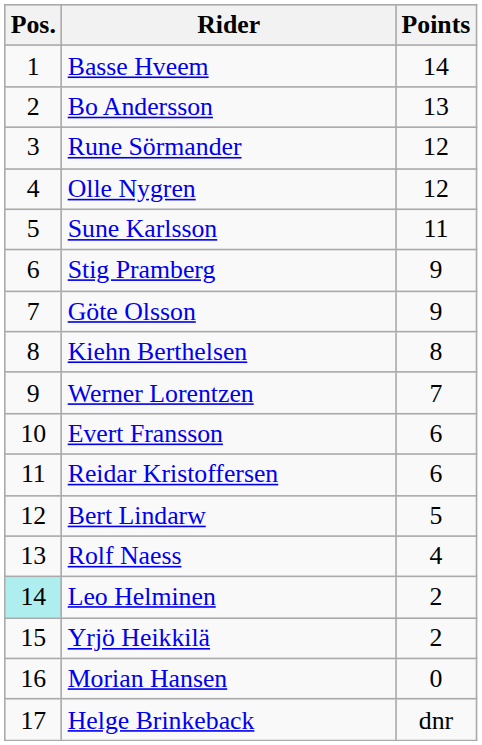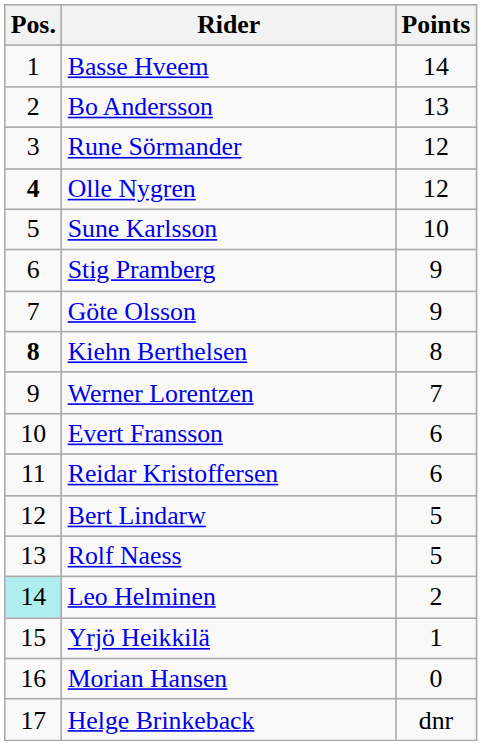(33, 188) normal -> (33, 188) bold
(436, 229) 11 -> (436, 229) 10
(33, 351) normal -> (33, 351) bold
(436, 556) 4 -> (436, 556) 5
(436, 637) 2 -> (436, 637) 1
